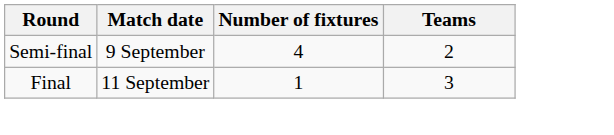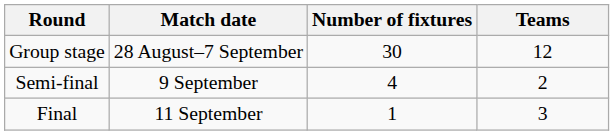+ row: (57, 51)
